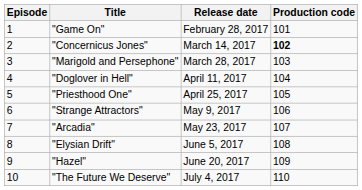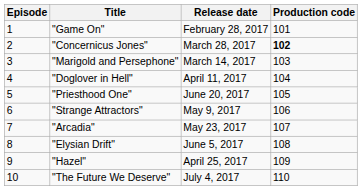(219, 45) March 14, 2017 -> (219, 45) March 28, 2017
(219, 62) March 28, 2017 -> (219, 62) March 14, 2017
(215, 95) April 25, 2017 -> (216, 95) June 20, 2017
(216, 161) June 20, 2017 -> (215, 161) April 25, 2017
